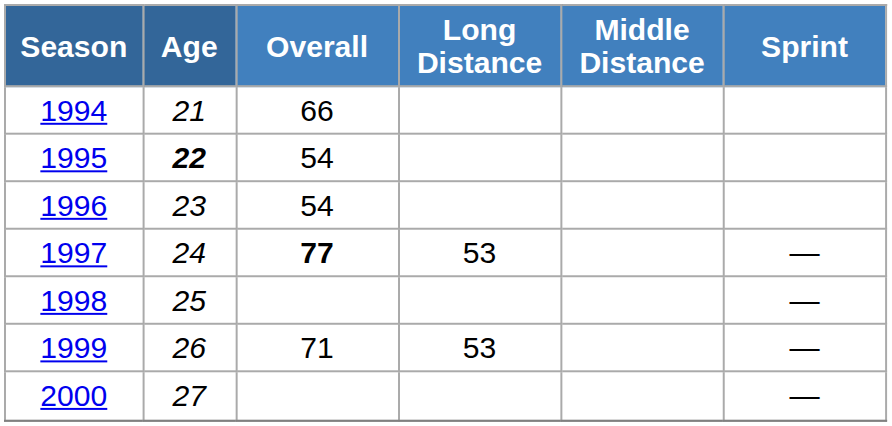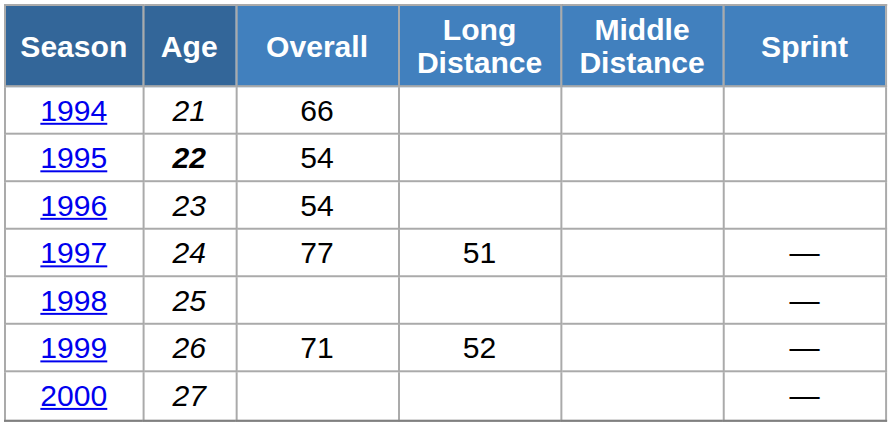(317, 253) bold -> (317, 253) normal
(480, 253) 53 -> (480, 253) 51
(480, 349) 53 -> (480, 349) 52
